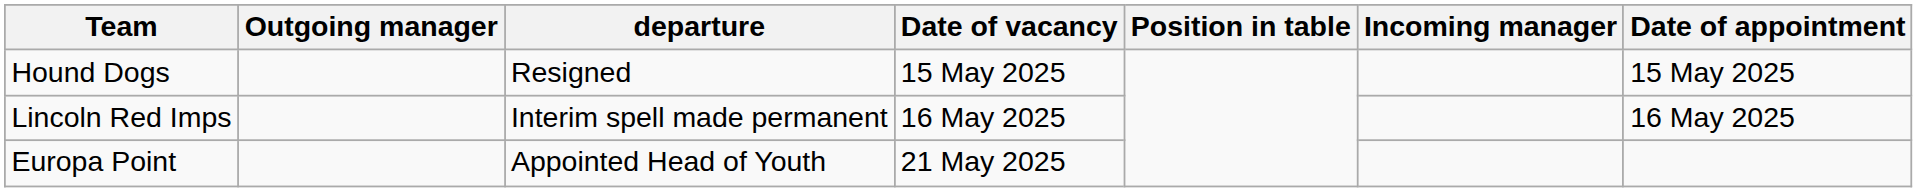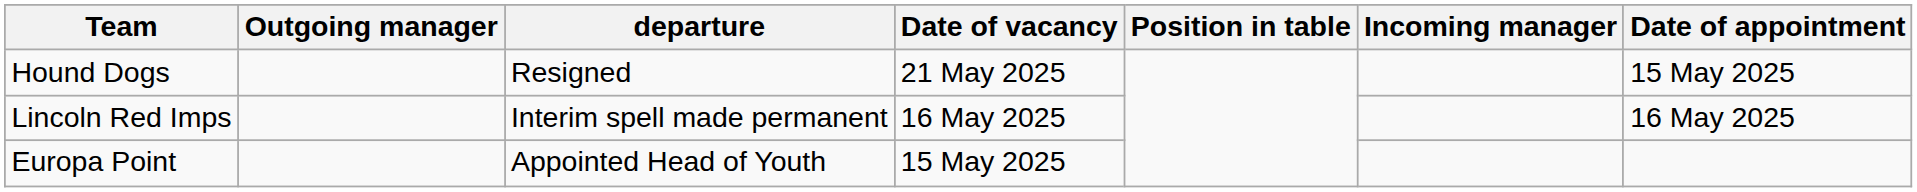(983, 72) 15 May 2025 -> (983, 72) 21 May 2025
(983, 162) 21 May 2025 -> (983, 162) 15 May 2025
